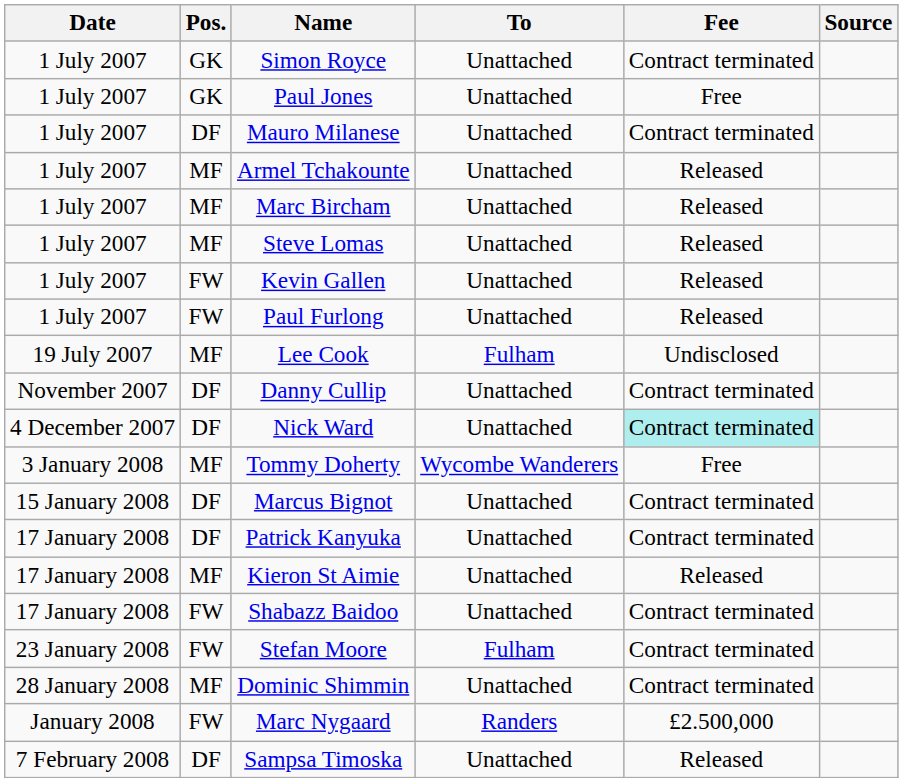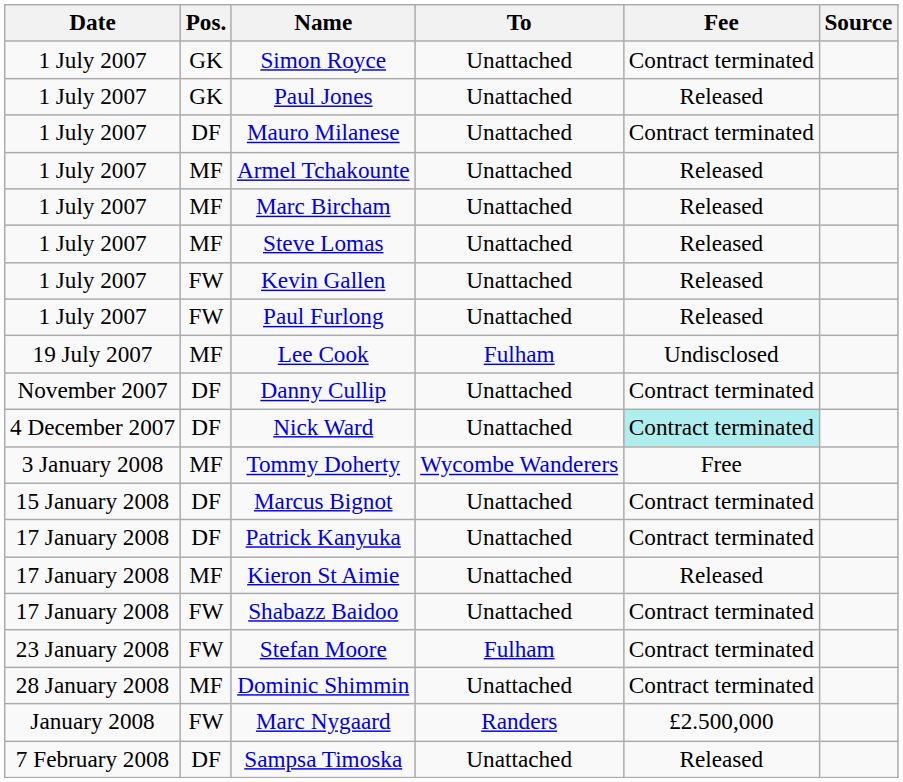(721, 96) Free -> (721, 96) Released
